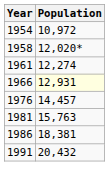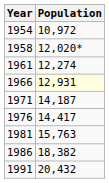+ row: (20, 100)
(57, 100) 14,457 -> (57, 117) 14,417
(57, 135) 18,381 -> (57, 152) 18,382
